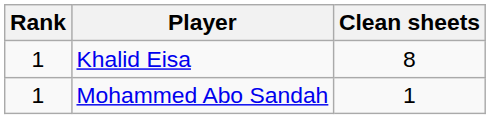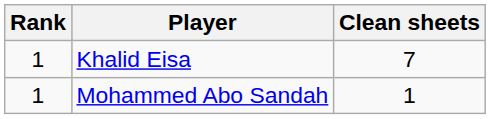(409, 58) 8 -> (409, 58) 7
